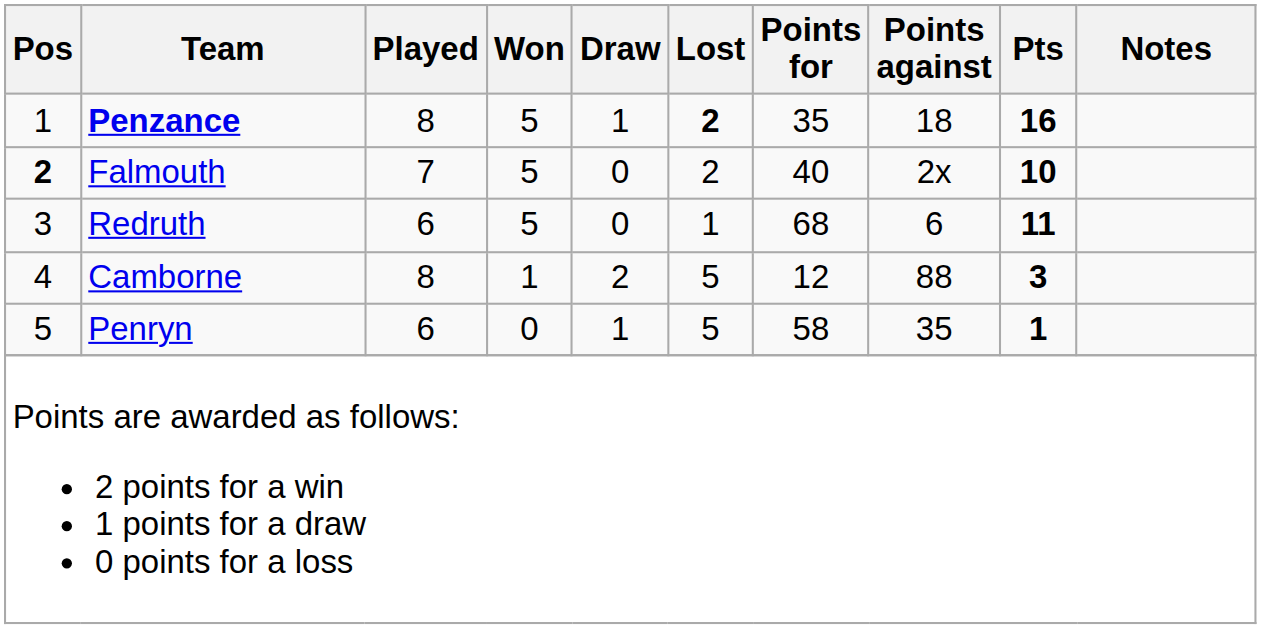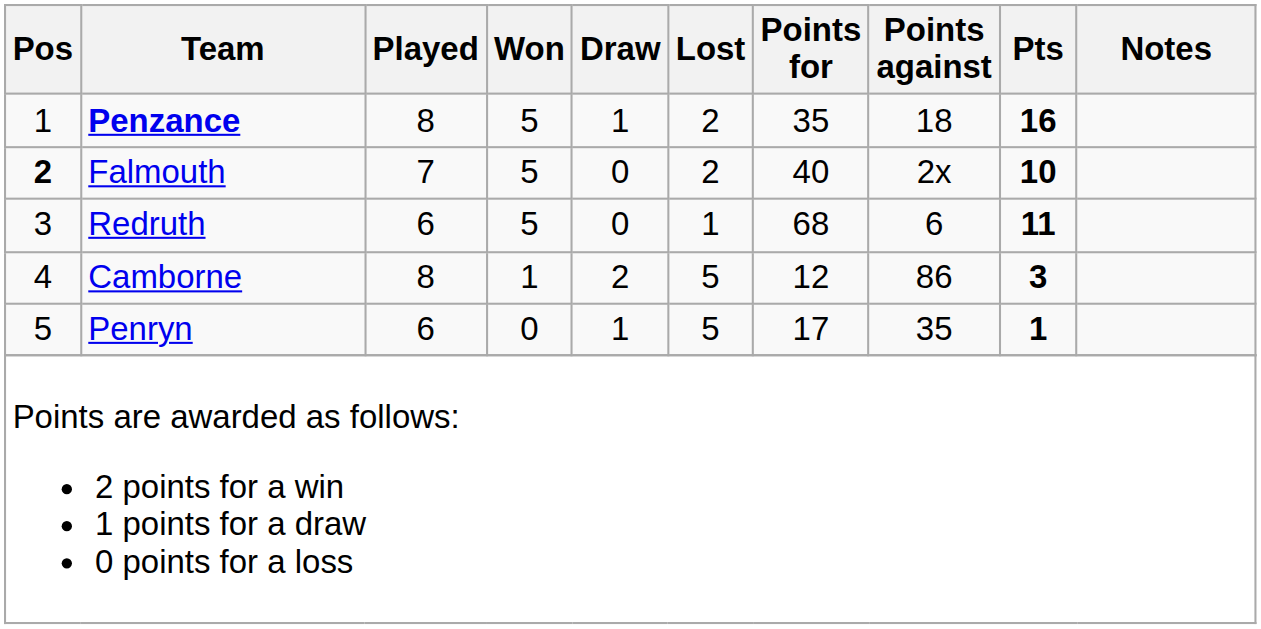(711, 119) bold -> (711, 119) normal
(934, 276) 88 -> (934, 276) 86
(811, 329) 58 -> (811, 329) 17
